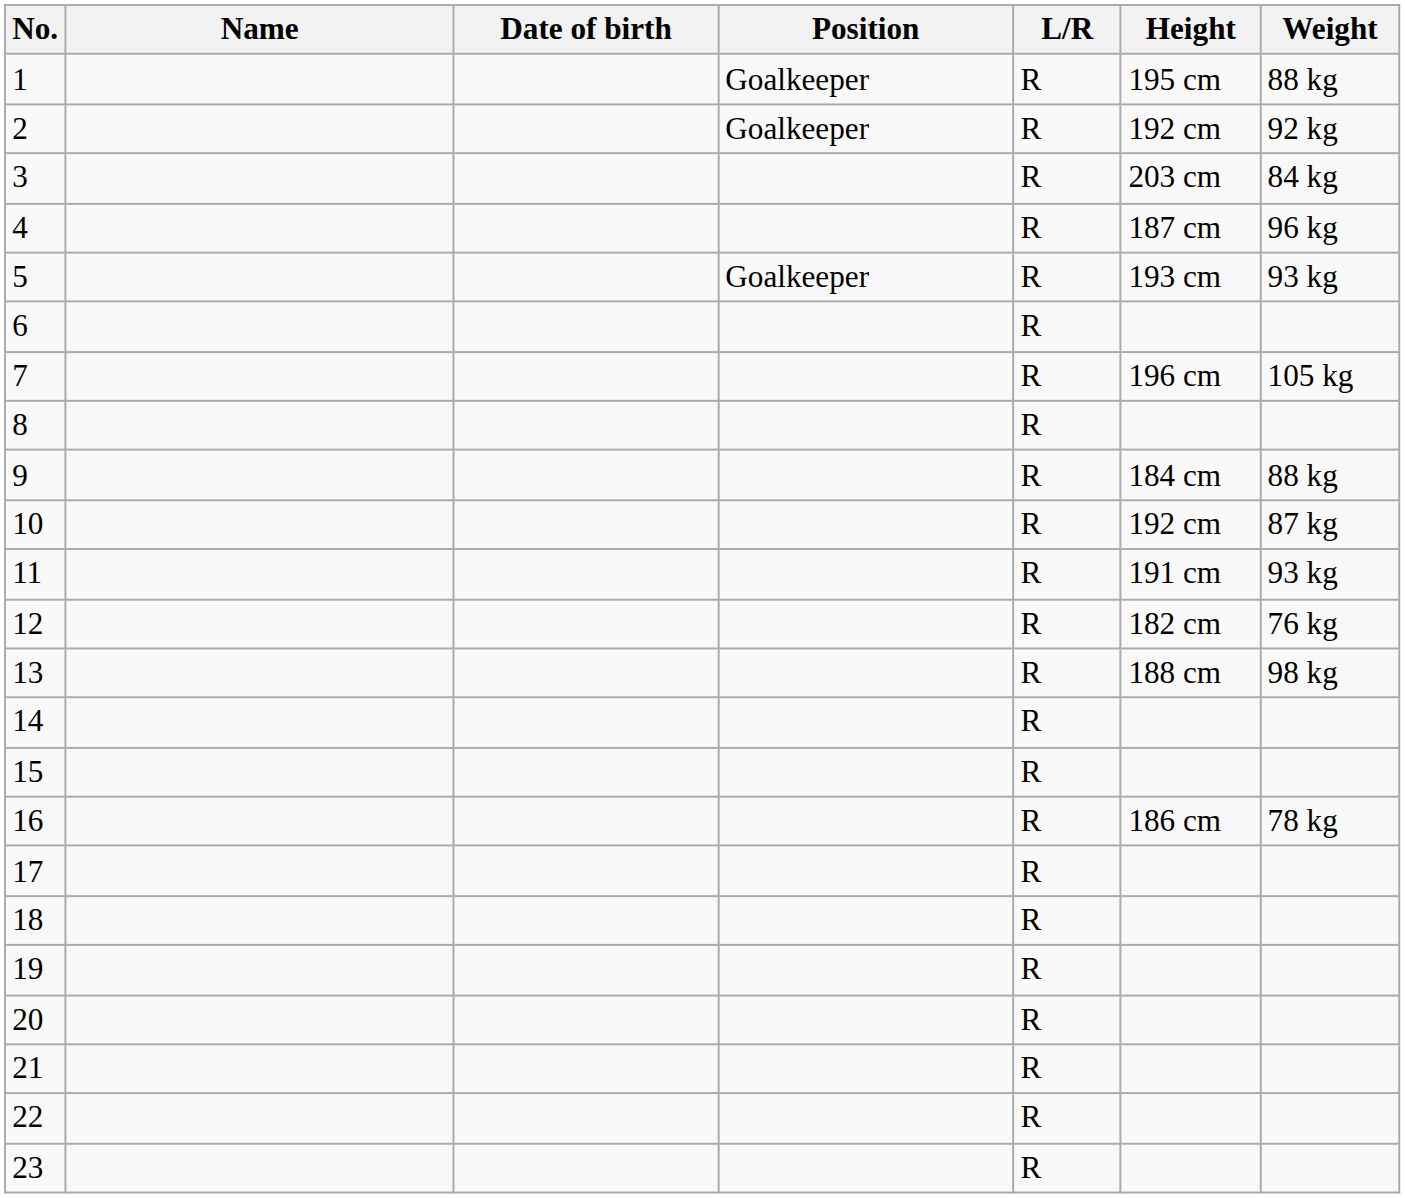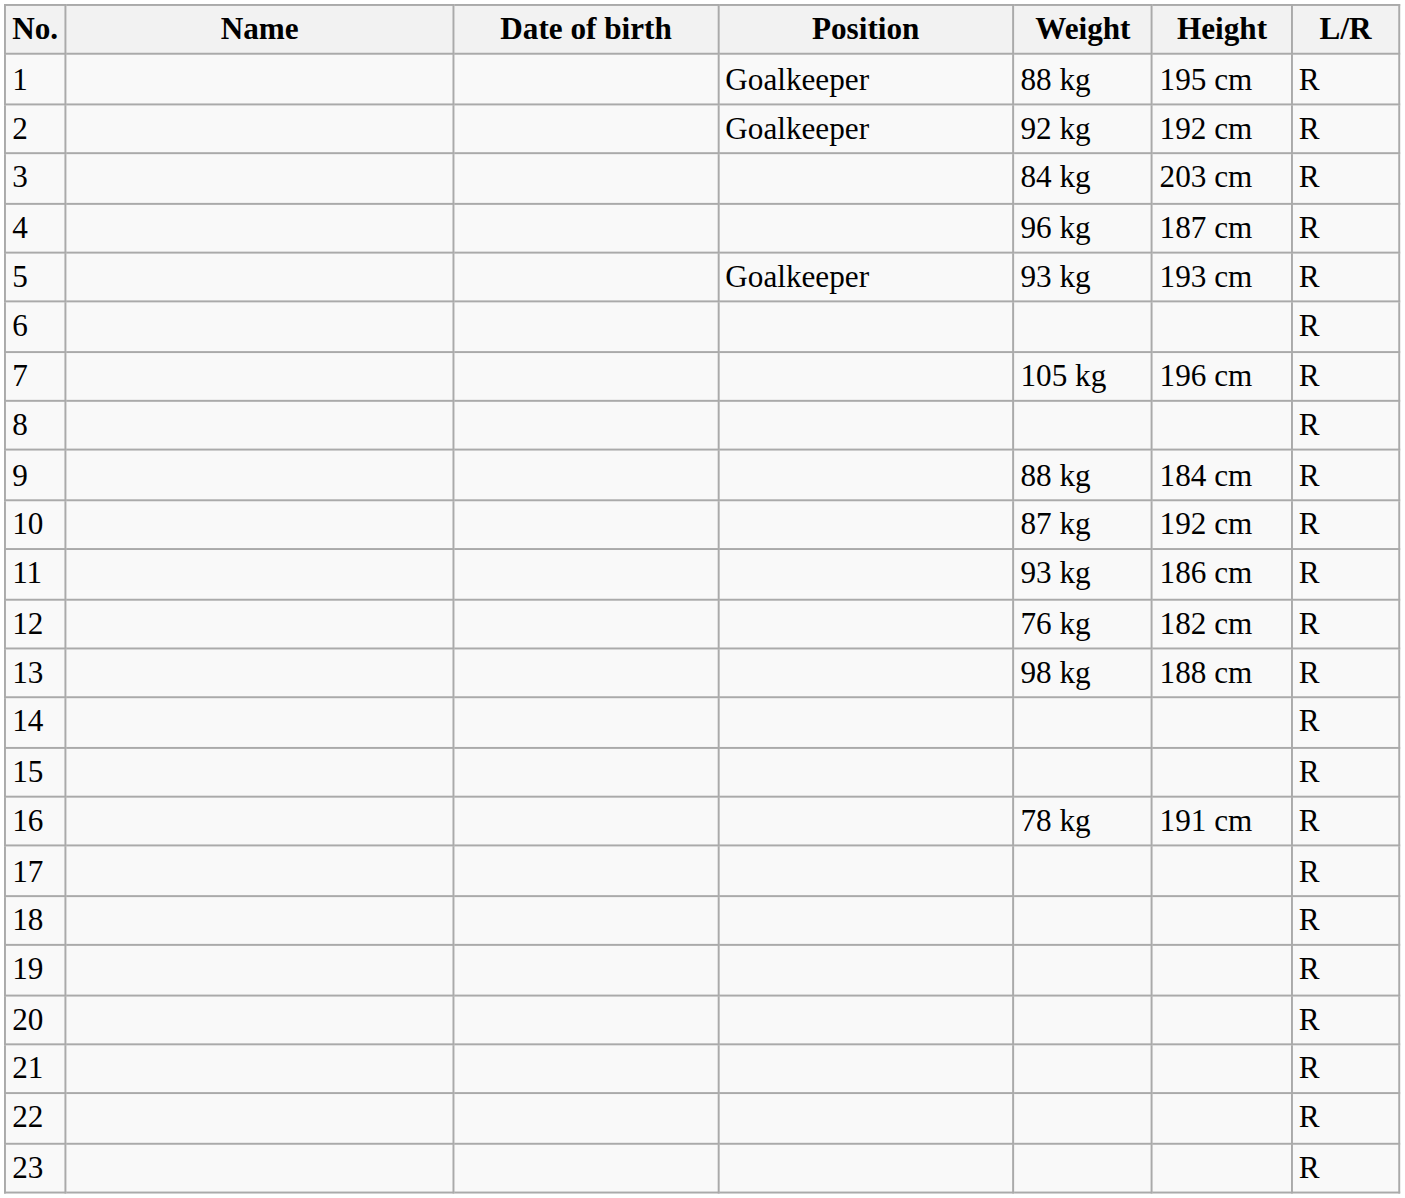columns swapped: (1067, 29) <-> (1330, 29)
(1175, 573) 191 cm -> (1206, 573) 186 cm
(1175, 820) 186 cm -> (1206, 820) 191 cm
